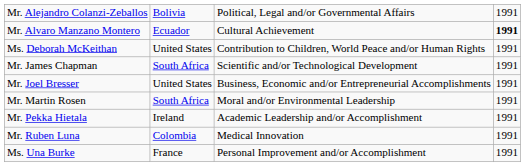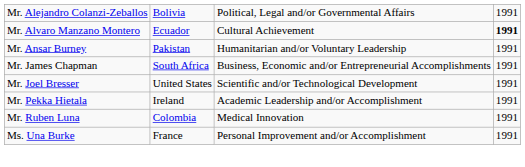+ row: (47, 48)
- row: (62, 48)
(317, 65) Scientific and/or Technological Development -> (354, 65) Business, Economic and/or Entrepreneurial Accomplishments
(354, 83) Business, Economic and/or Entrepreneurial Accomplishments -> (317, 83) Scientific and/or Technological Development
- row: (46, 100)
